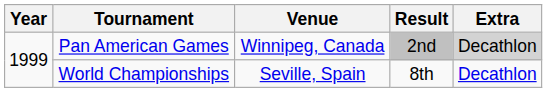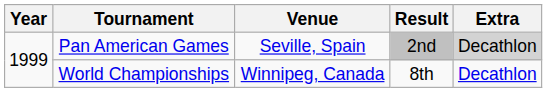(313, 46) Winnipeg, Canada -> (313, 46) Seville, Spain
(313, 74) Seville, Spain -> (313, 74) Winnipeg, Canada
